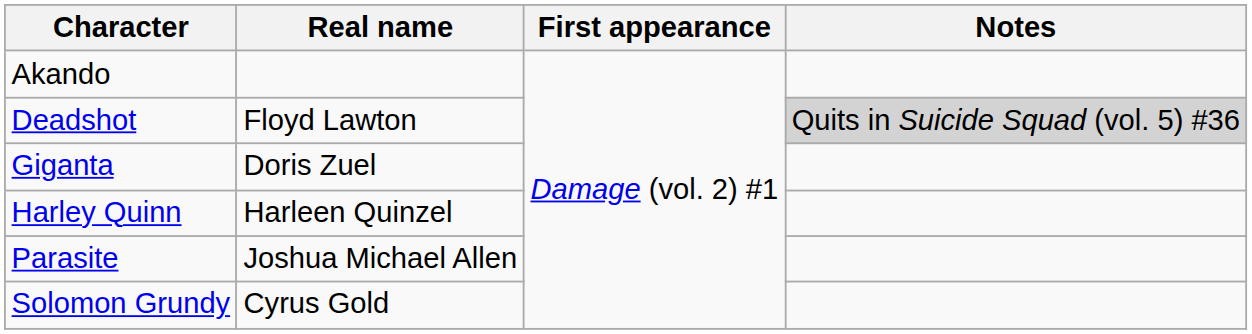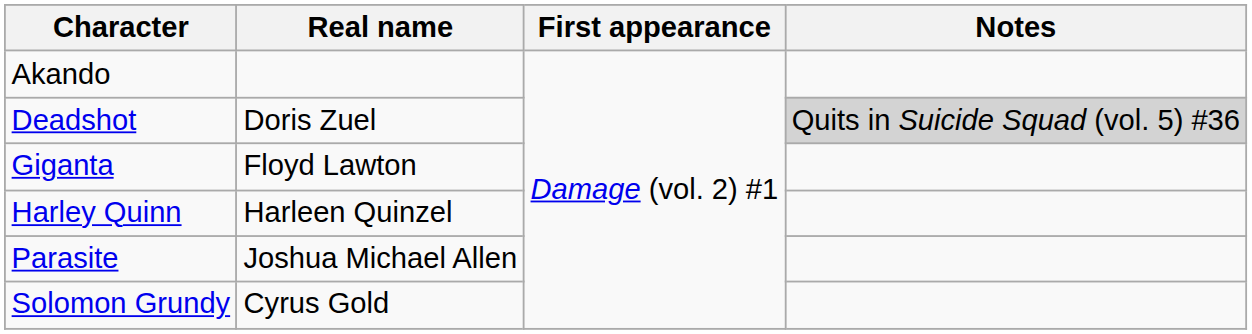(330, 119) Floyd Lawton -> (310, 119) Doris Zuel
(310, 166) Doris Zuel -> (330, 166) Floyd Lawton
